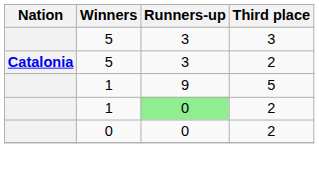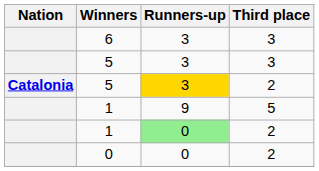+ row: (109, 39)
(185, 62) no background -> (185, 85) gold background
